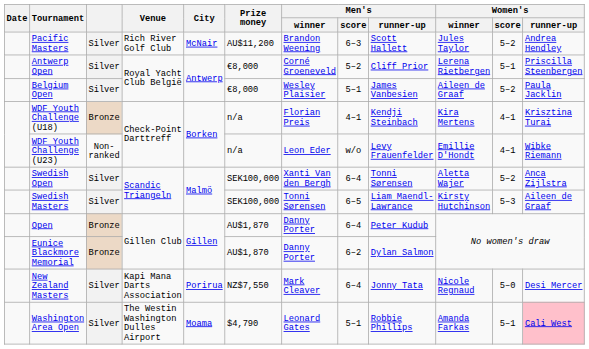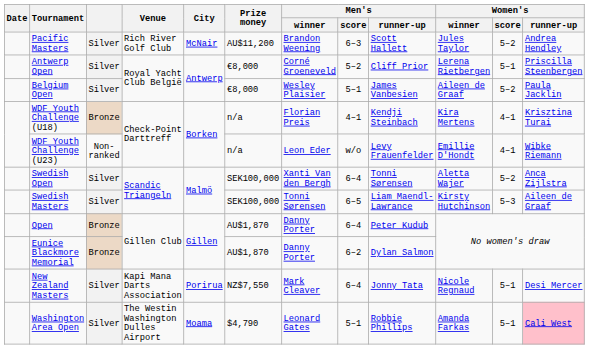(508, 286) 5–0 -> (508, 286) 5–1
